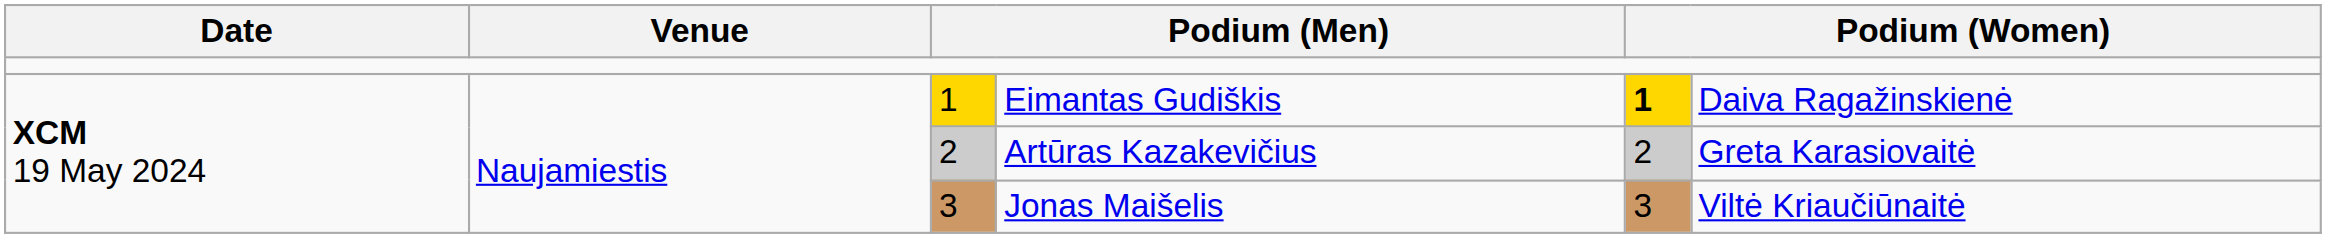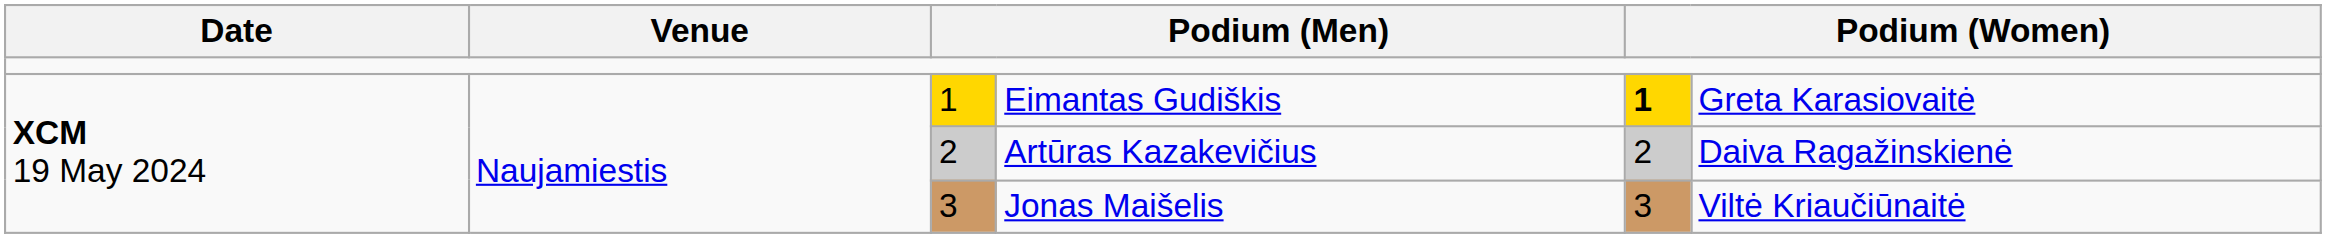(1856, 99) Daiva Ragažinskienė -> (1837, 99) Greta Karasiovaitė
(1837, 152) Greta Karasiovaitė -> (1856, 152) Daiva Ragažinskienė
